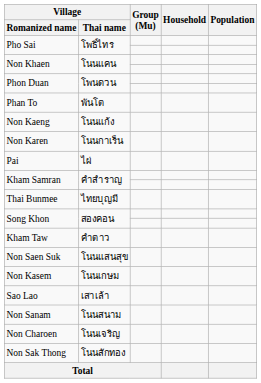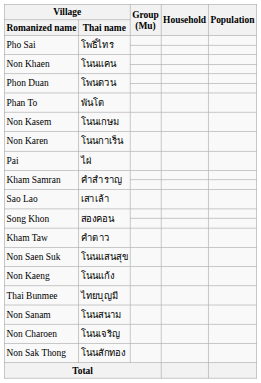rows swapped: (28, 122) <-> (29, 276)
rows swapped: (22, 295) <-> (32, 199)
